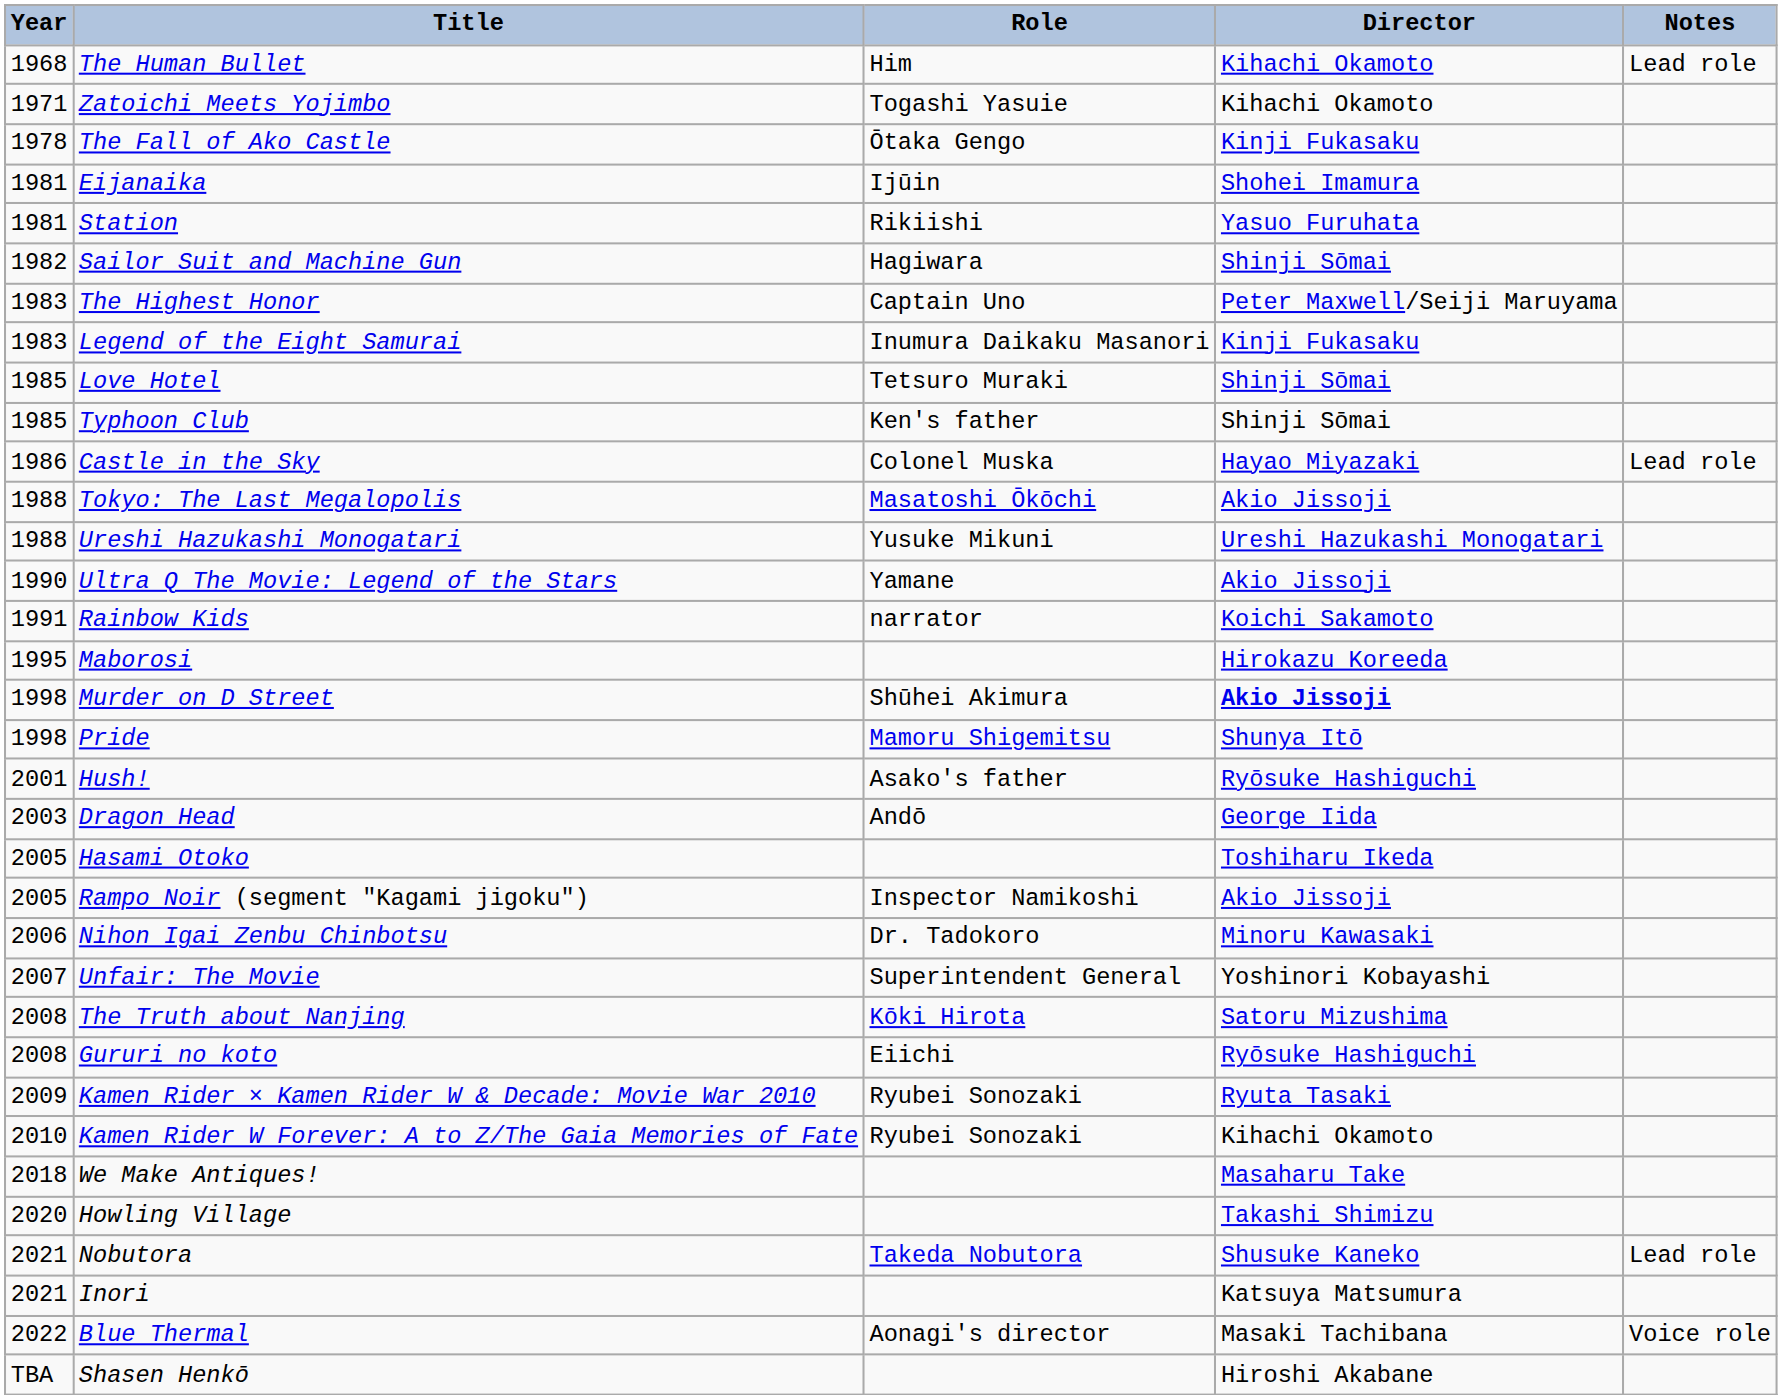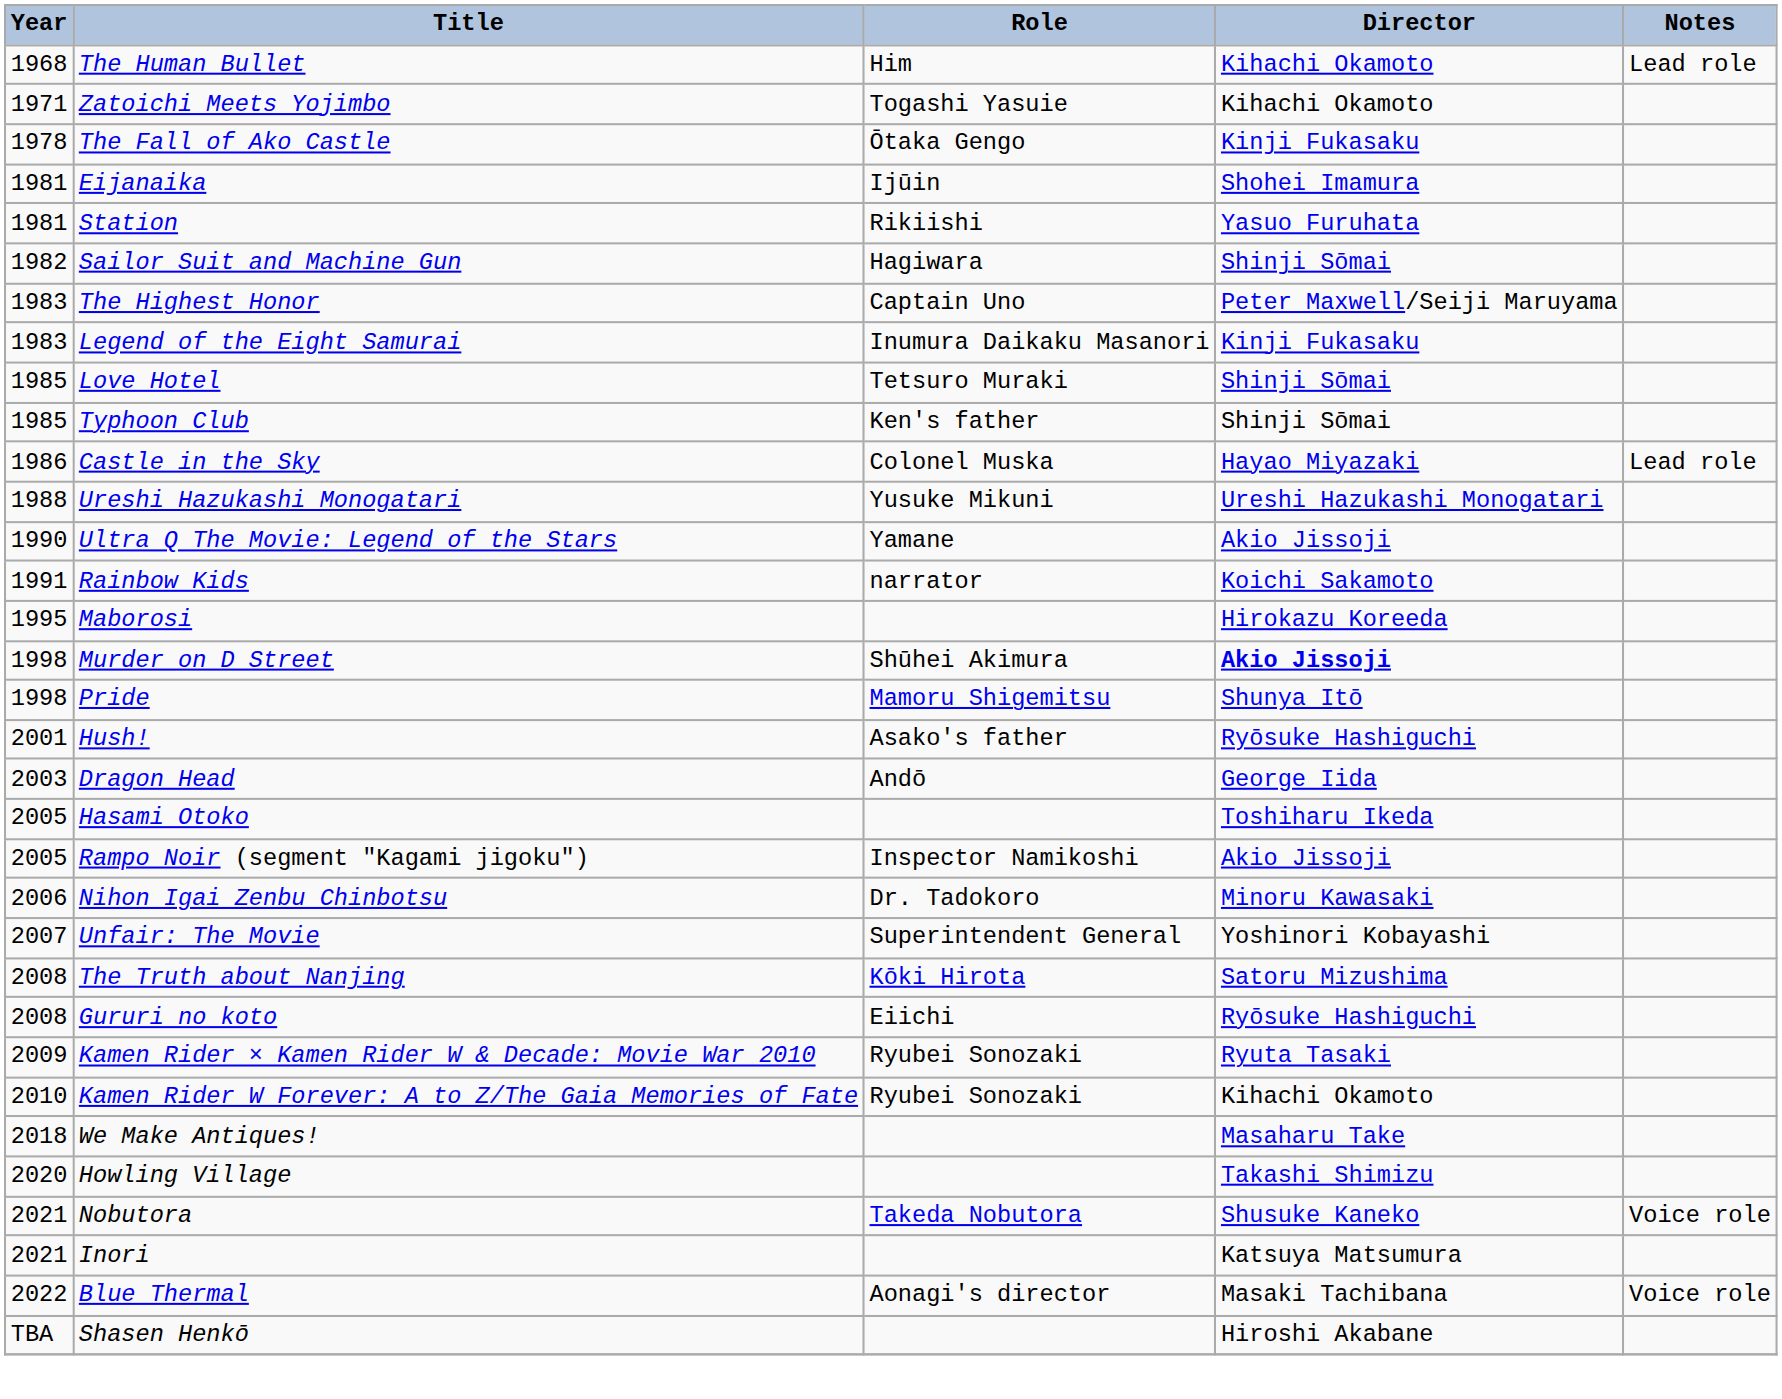- row: (270, 501)
(1693, 1255) Lead role -> (1700, 1216) Voice role
